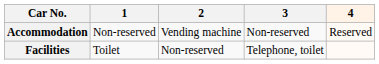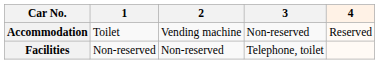(124, 31) Non-reserved -> (106, 31) Toilet
(106, 50) Toilet -> (124, 50) Non-reserved
